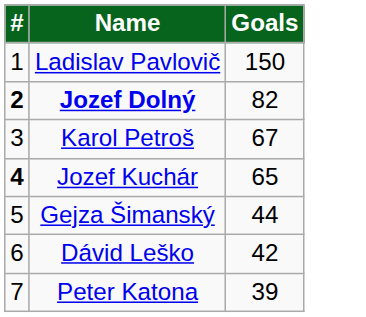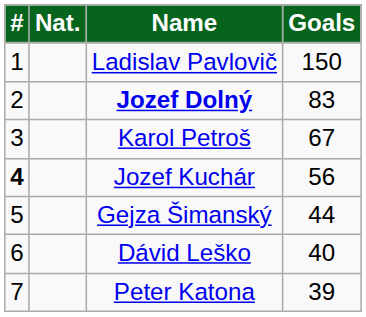+ column: (58, 23)
(17, 100) bold -> (17, 100) normal
(265, 100) 82 -> (322, 100) 83
(265, 176) 65 -> (322, 176) 56
(265, 253) 42 -> (322, 253) 40
